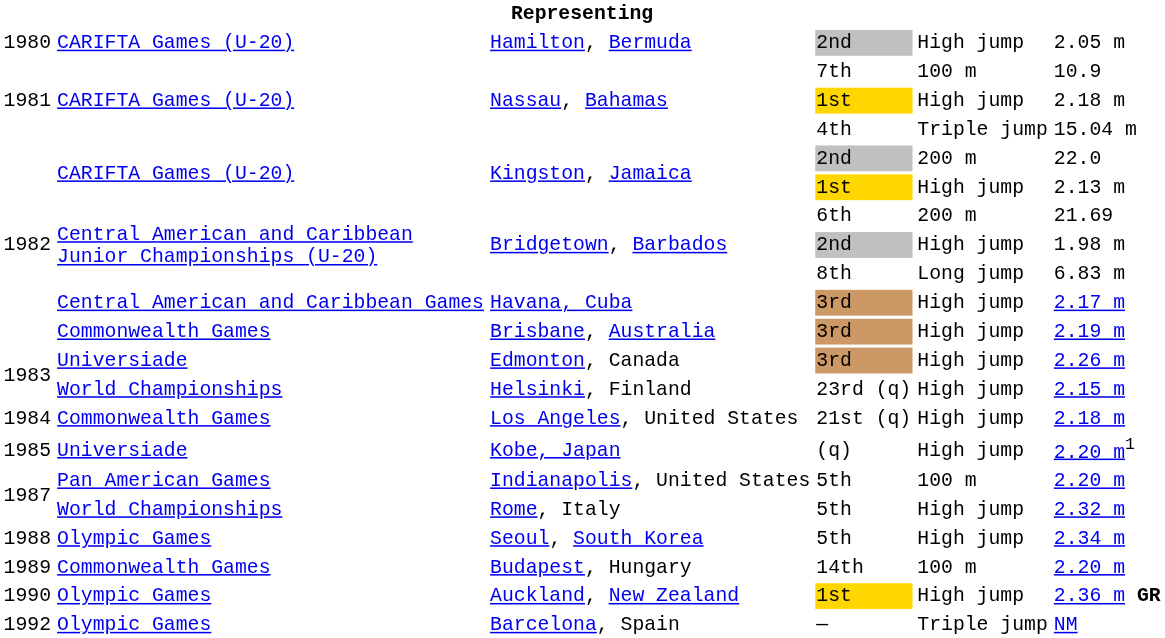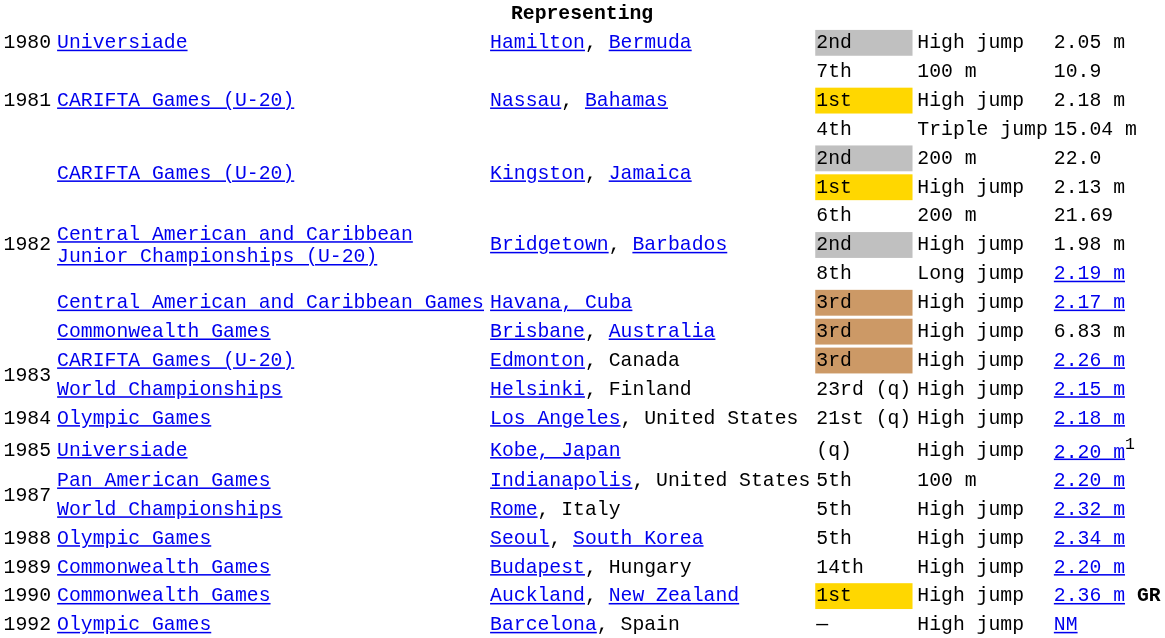(176, 43) CARIFTA Games (U-20) -> (122, 43) Universiade
(1089, 274) 6.83 m -> (1089, 274) 2.19 m
(1089, 332) 2.19 m -> (1089, 332) 6.83 m
(122, 361) Universiade -> (176, 361) CARIFTA Games (U-20)
(164, 418) Commonwealth Games -> (134, 418) Olympic Games
(947, 568) 100 m -> (971, 568) High jump
(134, 597) Olympic Games -> (164, 597) Commonwealth Games
(983, 625) Triple jump -> (971, 625) High jump
